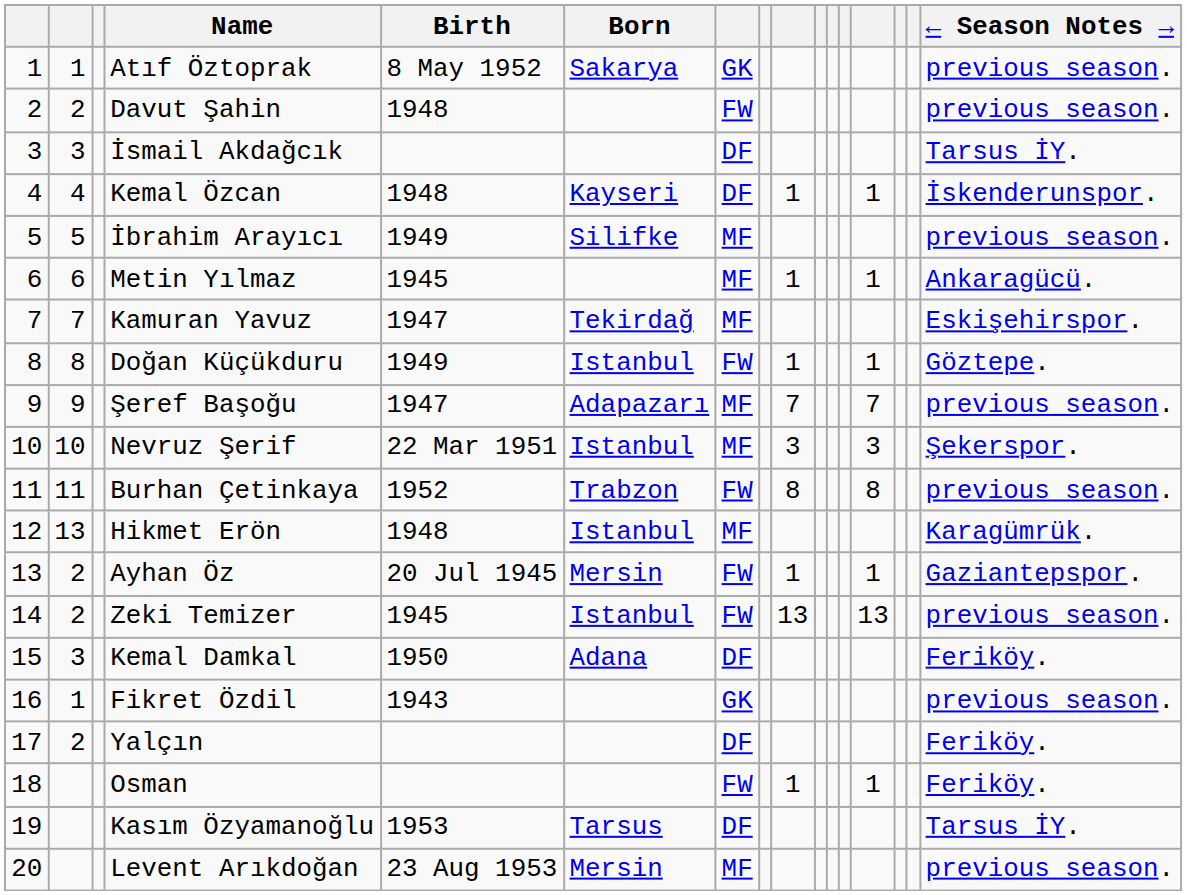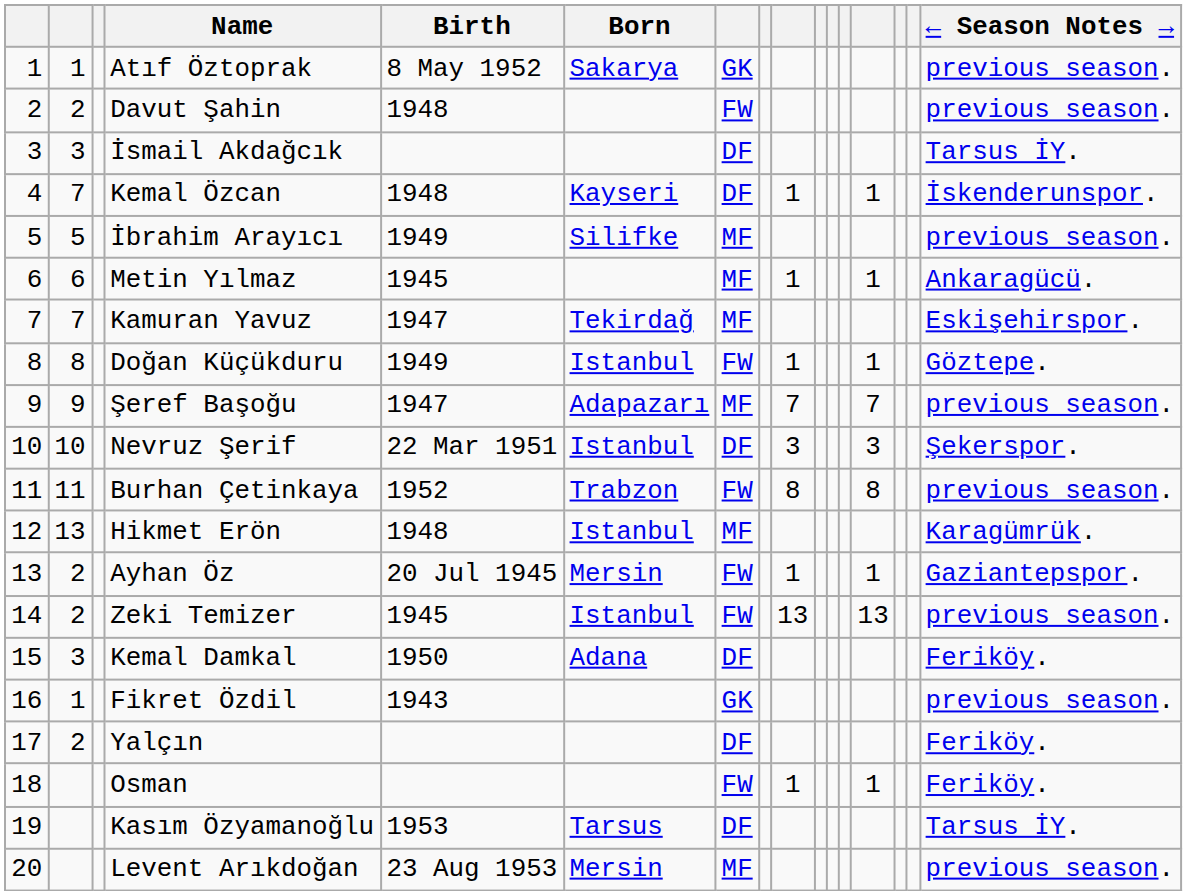(78, 195) 4 -> (78, 195) 7
(737, 448) MF -> (737, 448) DF
